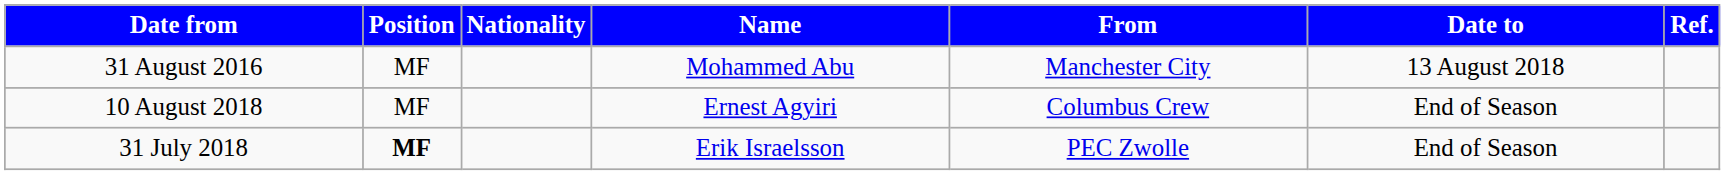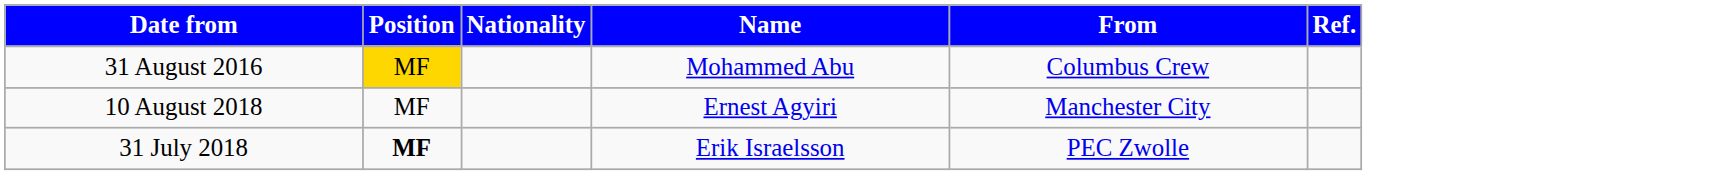- column: (1486, 25)
(412, 66) no background -> (412, 66) gold background
(1128, 66) Manchester City -> (1128, 66) Columbus Crew
(1128, 107) Columbus Crew -> (1128, 107) Manchester City
